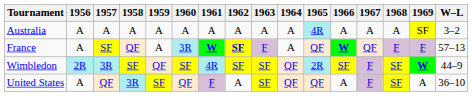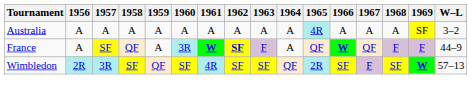(452, 47) 57–13 -> (451, 47) 44–9
(452, 64) 44–9 -> (451, 64) 57–13
- row: (36, 82)
